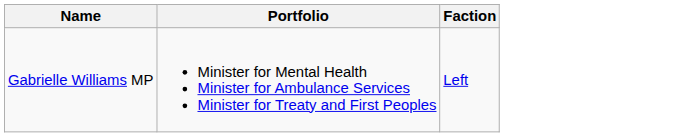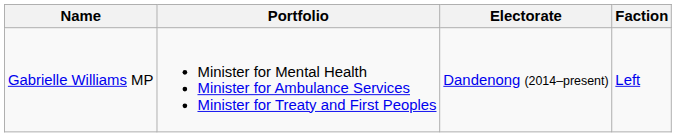+ column: (526, 16)
